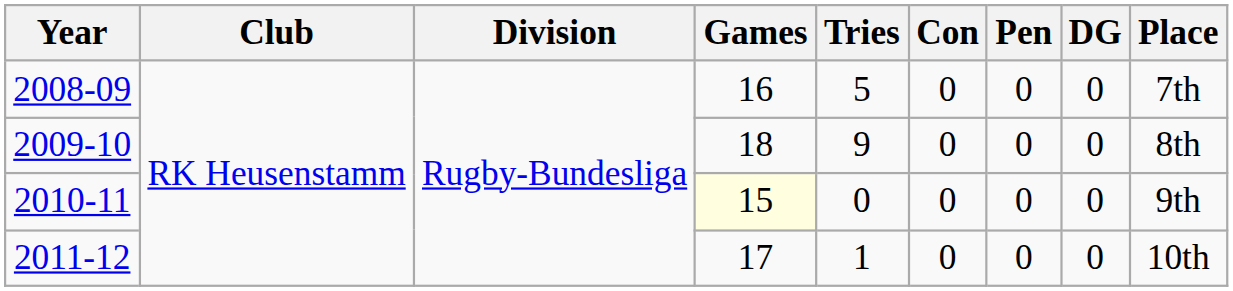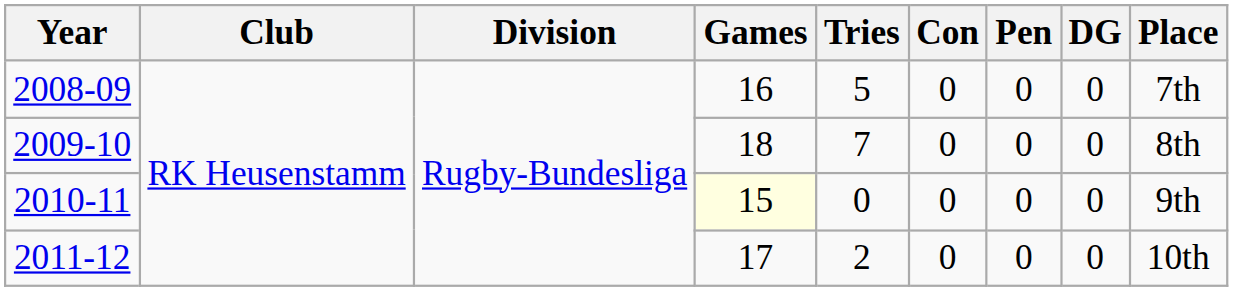(862, 144) 9 -> (862, 144) 7
(862, 256) 1 -> (862, 256) 2
